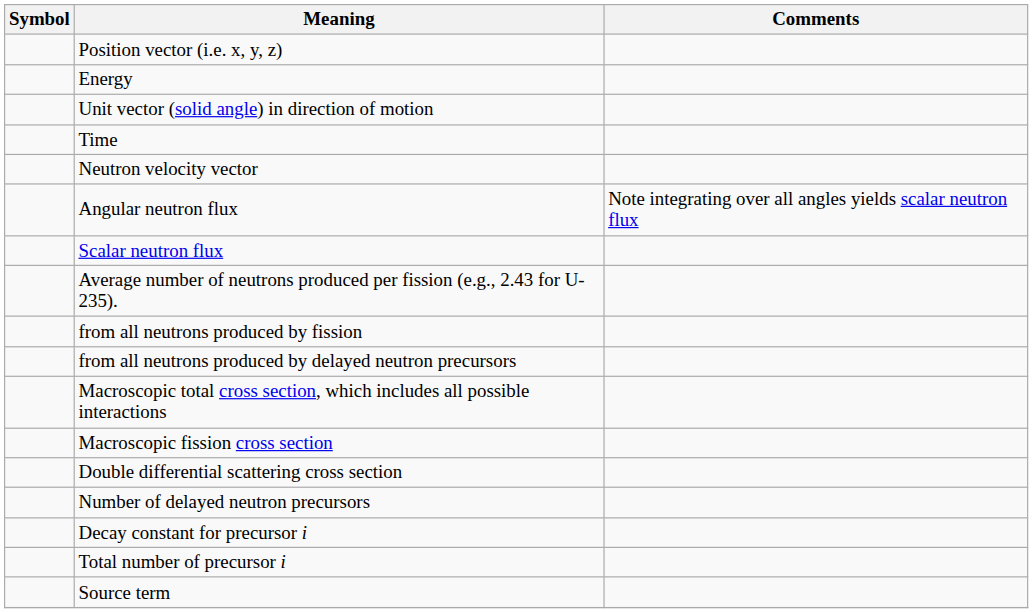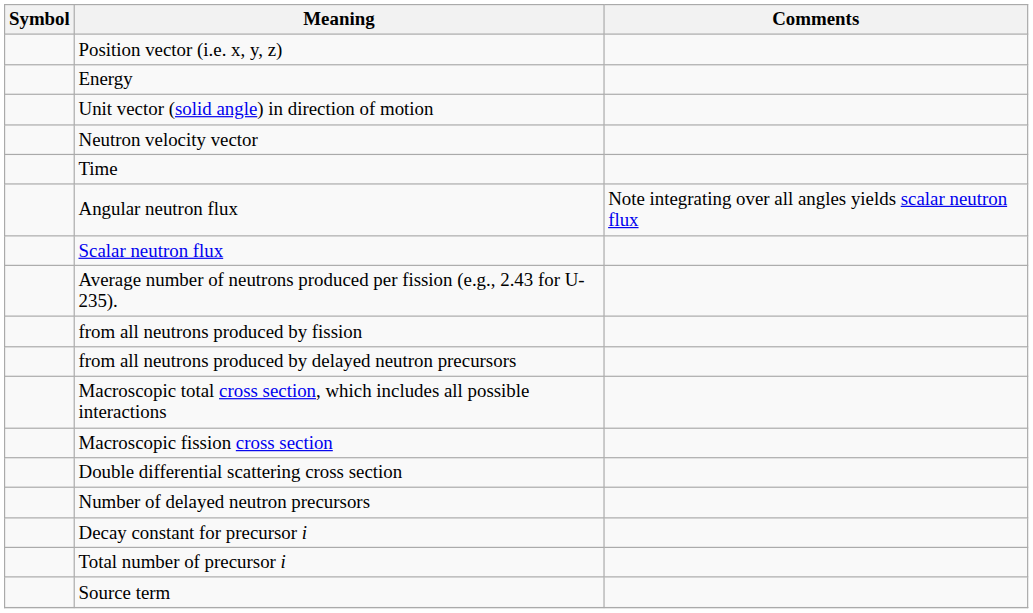rows swapped: (98, 139) <-> (168, 169)
